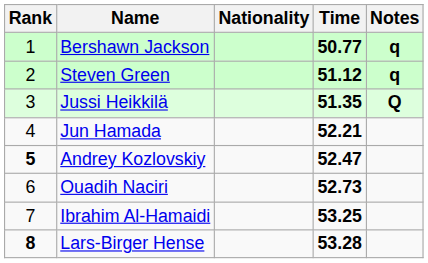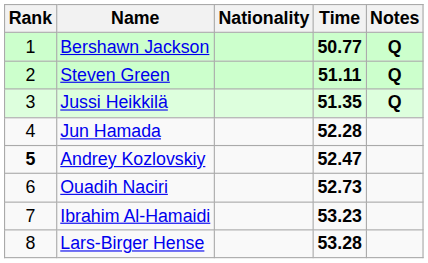(395, 46) q -> (395, 46) Q
(340, 74) 51.12 -> (340, 74) 51.11
(395, 74) q -> (395, 74) Q
(340, 131) 52.21 -> (340, 131) 52.28
(340, 215) 53.25 -> (340, 215) 53.23
(30, 243) bold -> (30, 243) normal
